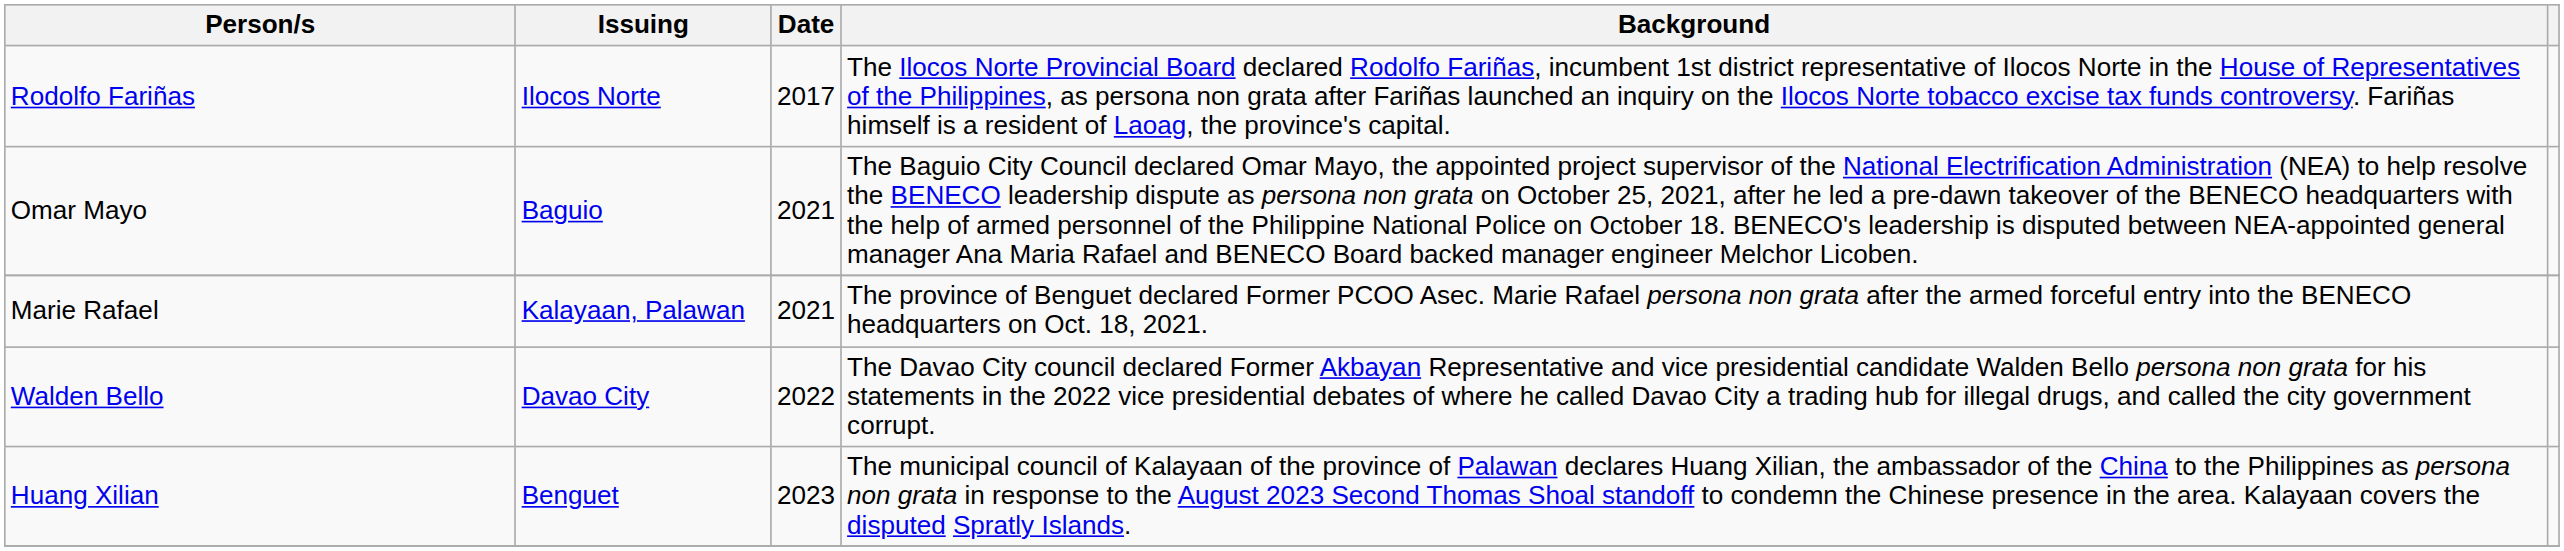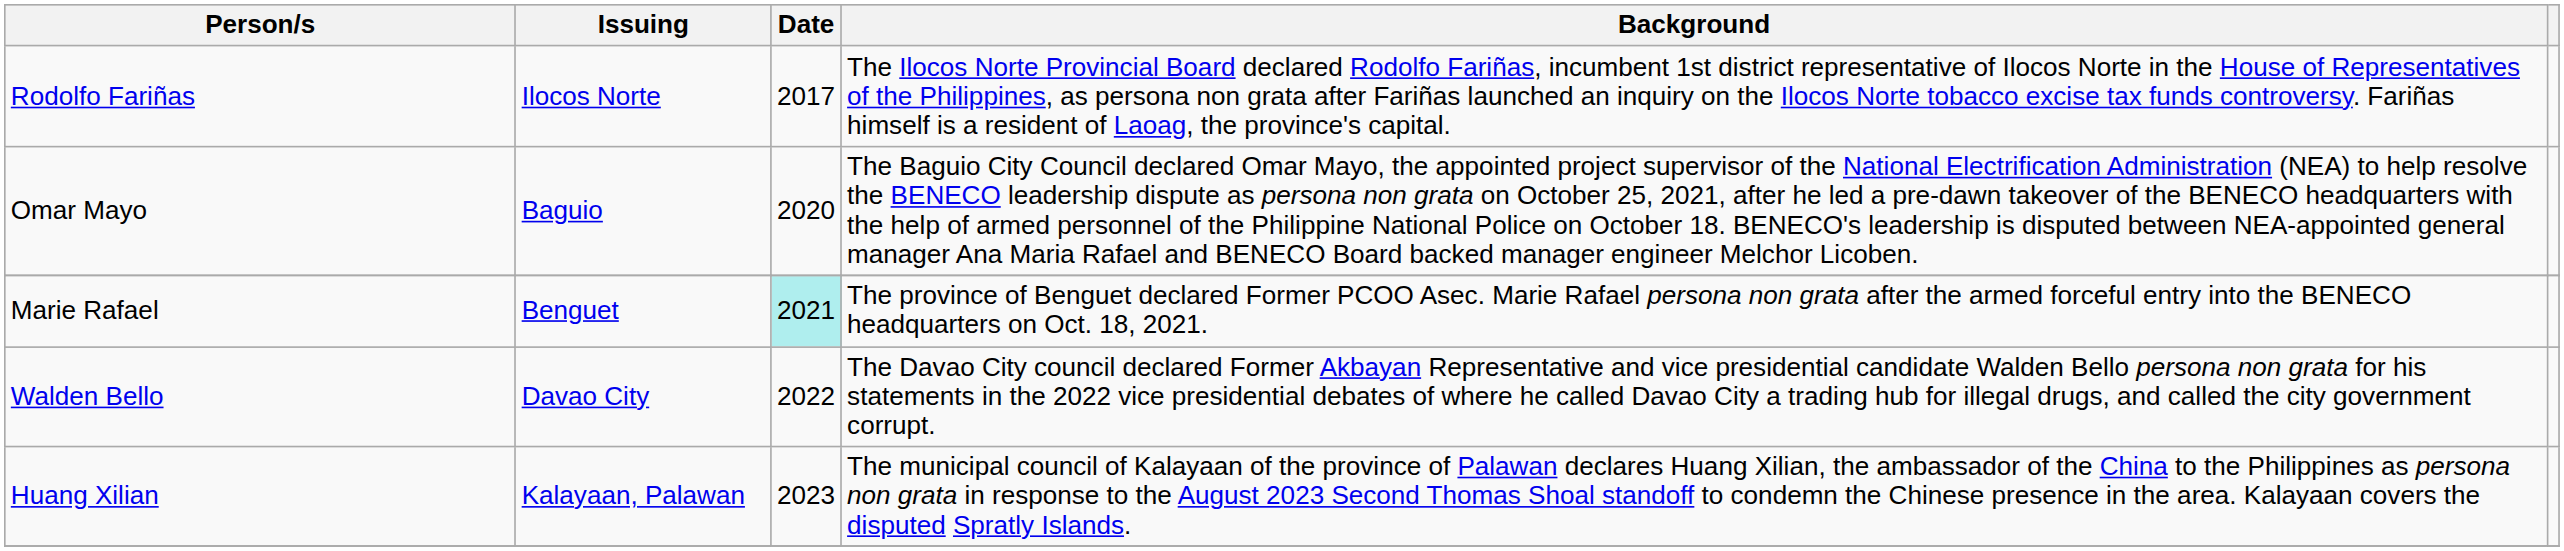(806, 210) 2021 -> (806, 210) 2020
(633, 310) Kalayaan, Palawan -> (570, 310) Benguet
(806, 310) no background -> (806, 310) paleturquoise background
(570, 496) Benguet -> (633, 496) Kalayaan, Palawan
